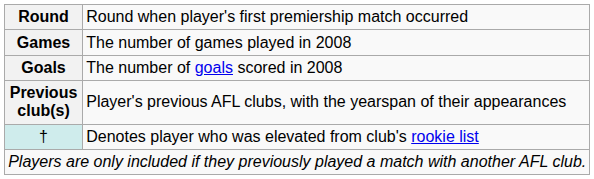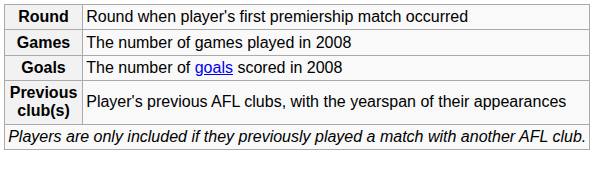- row: (44, 136)
